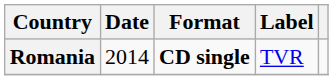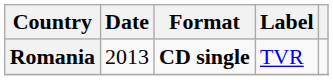(127, 56) 2014 -> (127, 56) 2013
